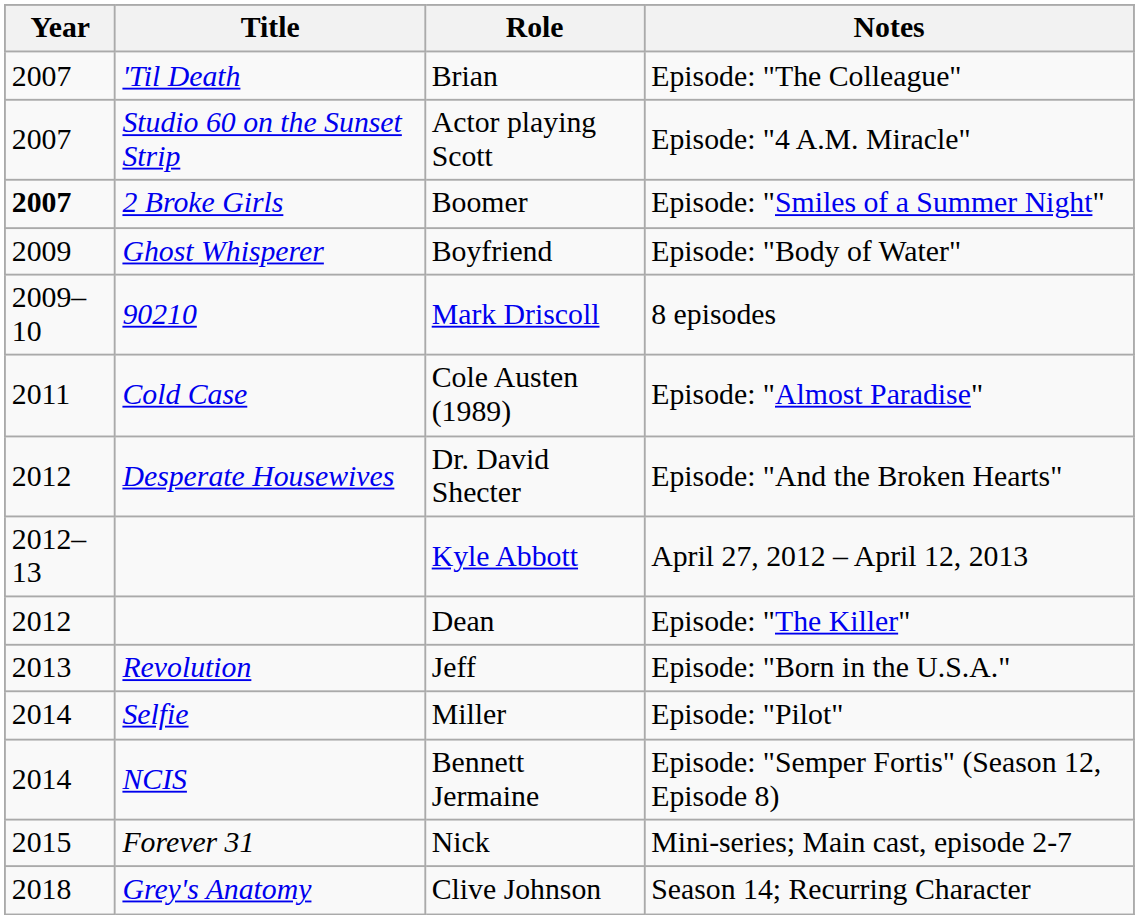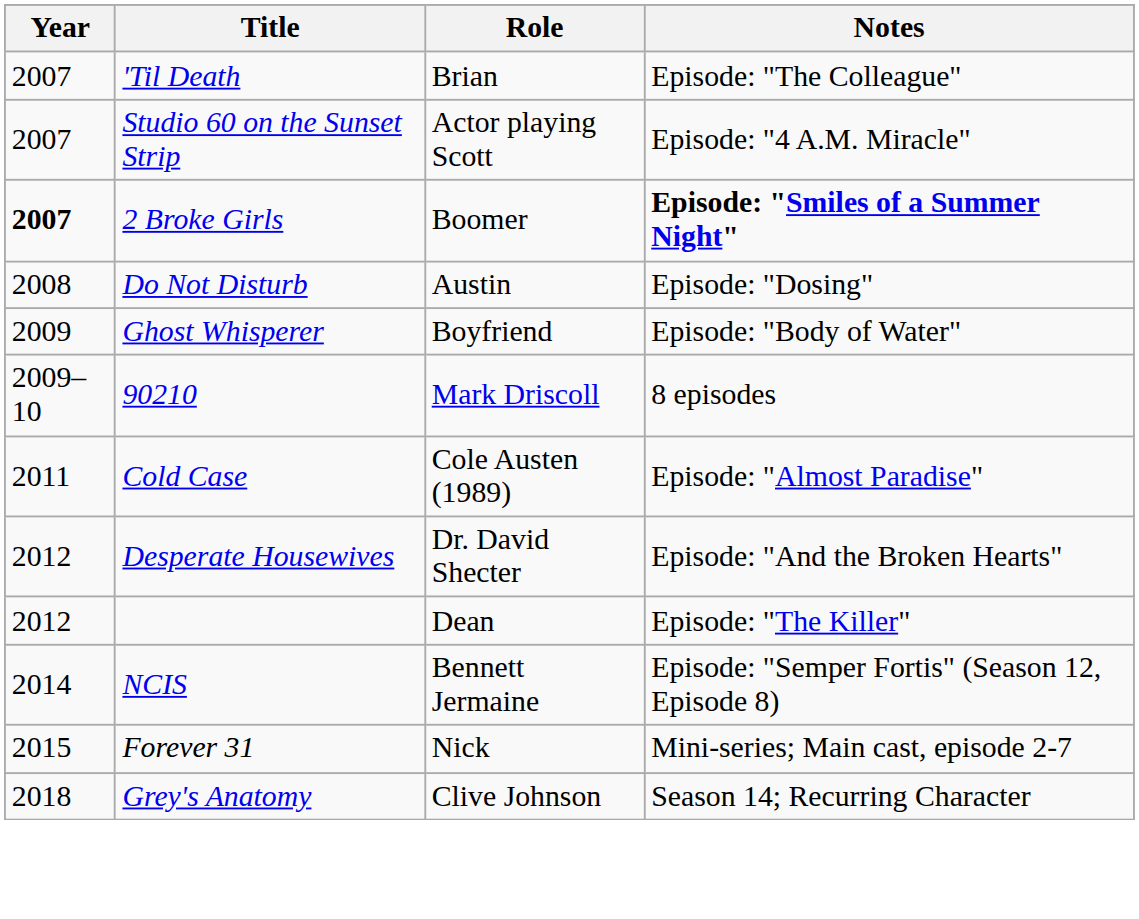(878, 203) normal -> (846, 219) bold
+ row: (471, 283)
- row: (505, 556)
- row: (454, 667)
- row: (469, 714)
